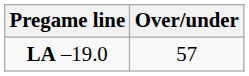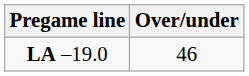(187, 53) 57 -> (187, 53) 46
